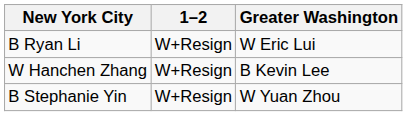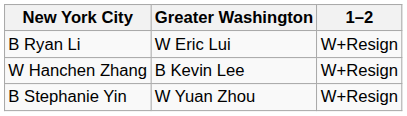columns swapped: (193, 17) <-> (319, 17)
